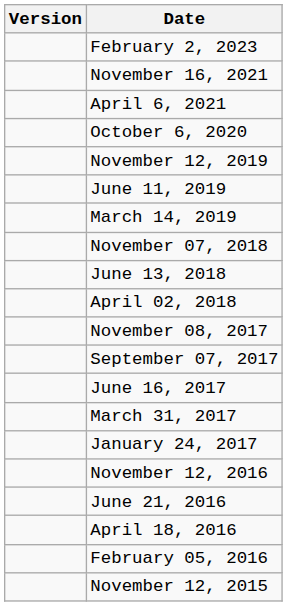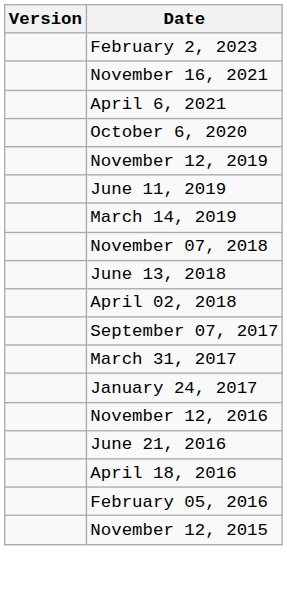- row: (179, 331)
- row: (158, 388)
